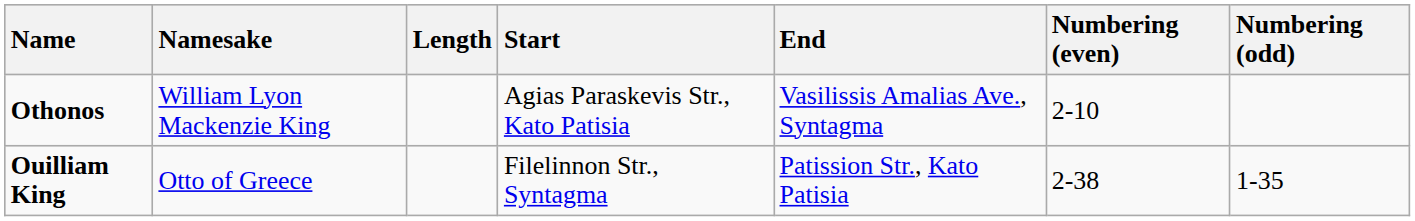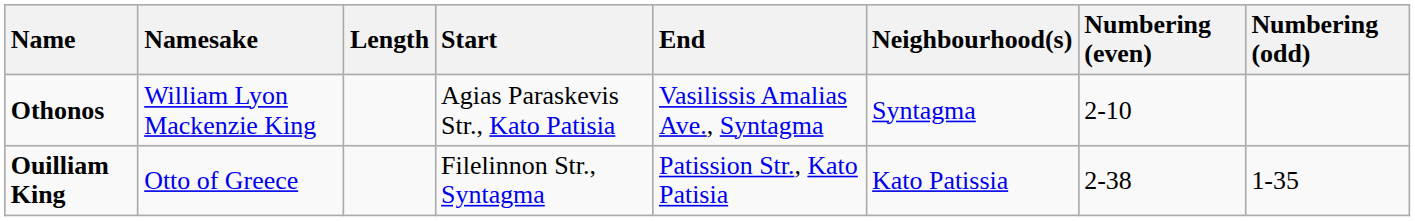+ column: (972, 39)
